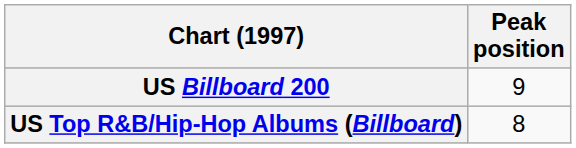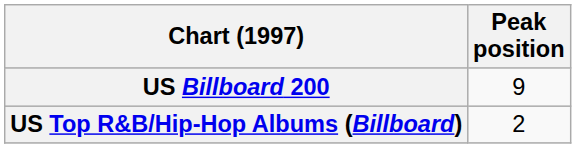(519, 124) 8 -> (519, 124) 2
